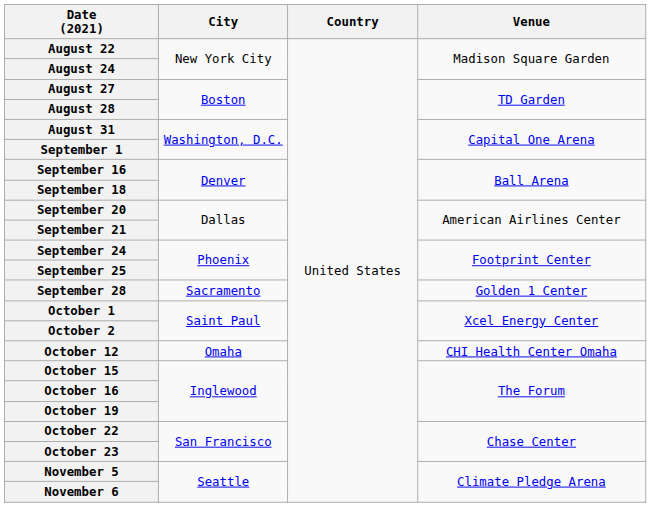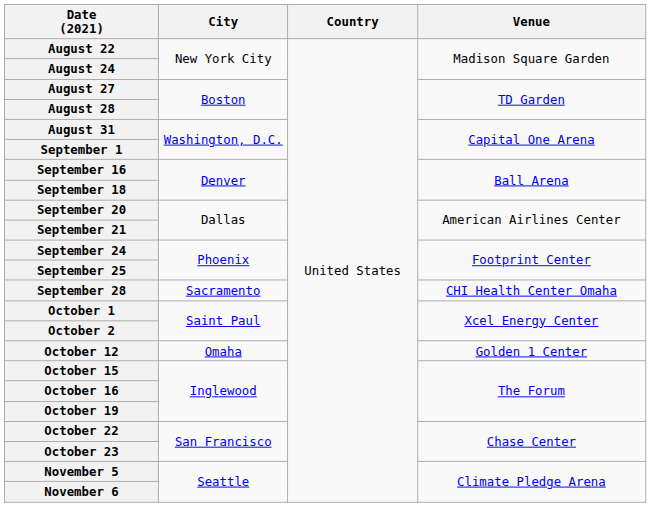(531, 290) Golden 1 Center -> (531, 290) CHI Health Center Omaha
(531, 351) CHI Health Center Omaha -> (531, 351) Golden 1 Center
